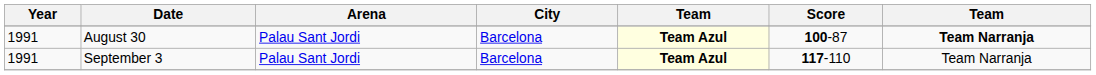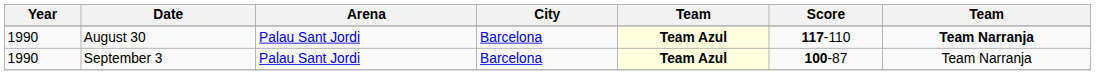(23, 37) 1991 -> (23, 37) 1990
(826, 37) 100-87 -> (826, 37) 117-110
(23, 59) 1991 -> (23, 59) 1990
(826, 59) 117-110 -> (826, 59) 100-87
